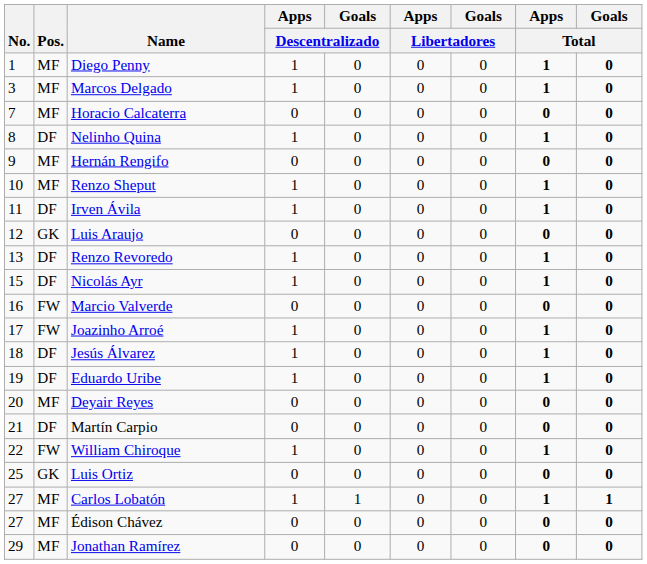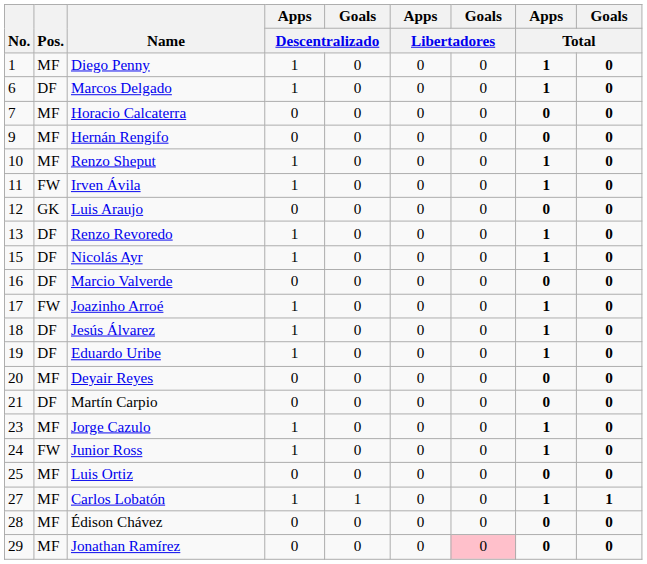(12, 88) 3 -> (12, 88) 6
(48, 88) MF -> (47, 88) DF
- row: (116, 137)
(47, 209) DF -> (49, 185) FW
(49, 305) FW -> (47, 281) DF
- row: (126, 450)
+ row: (111, 426)
+ row: (107, 450)
(48, 474) GK -> (48, 474) MF
(16, 522) 27 -> (16, 522) 28
(483, 546) no background -> (483, 546) pink background
